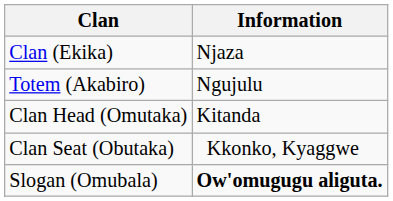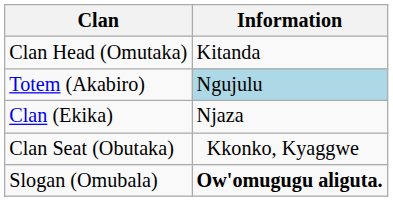rows swapped: (61, 52) <-> (98, 116)
(230, 84) no background -> (230, 84) lightblue background
